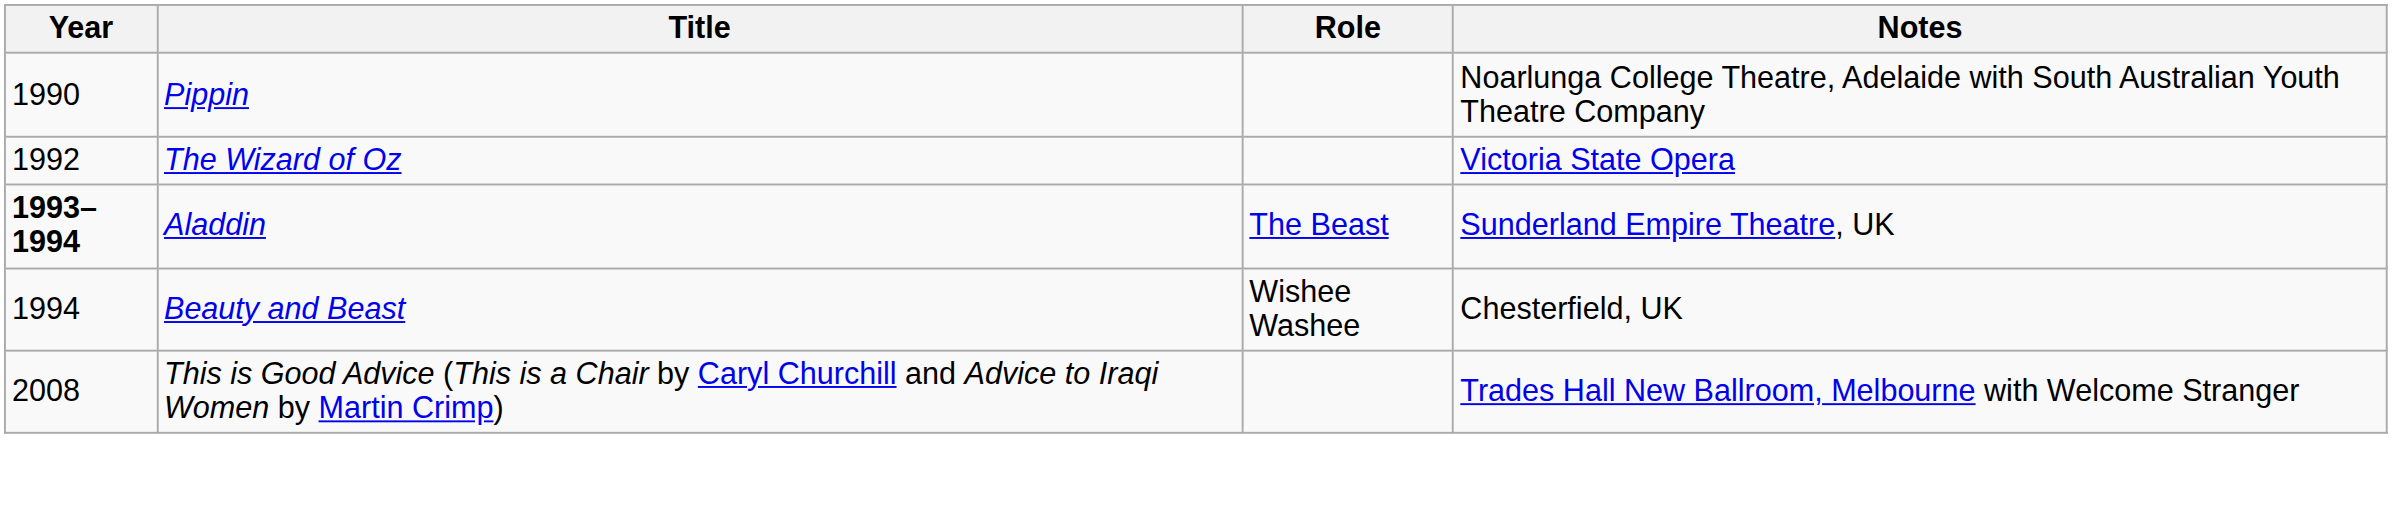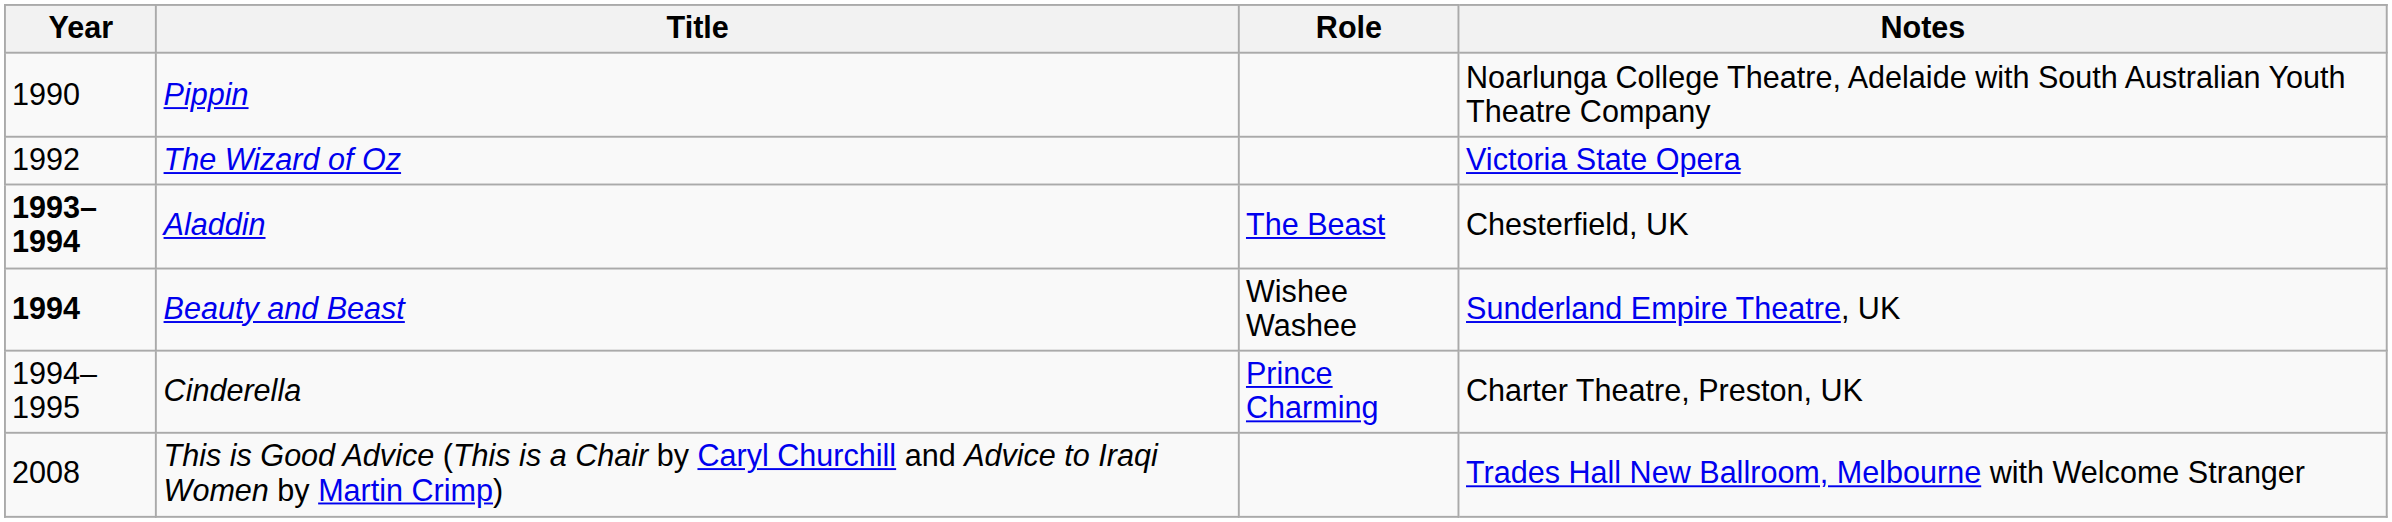(1678, 225) Sunderland Empire Theatre, UK -> (1577, 225) Chesterfield, UK
(46, 308) normal -> (46, 308) bold
(1572, 308) Chesterfield, UK -> (1683, 308) Sunderland Empire Theatre, UK
+ row: (232, 391)
